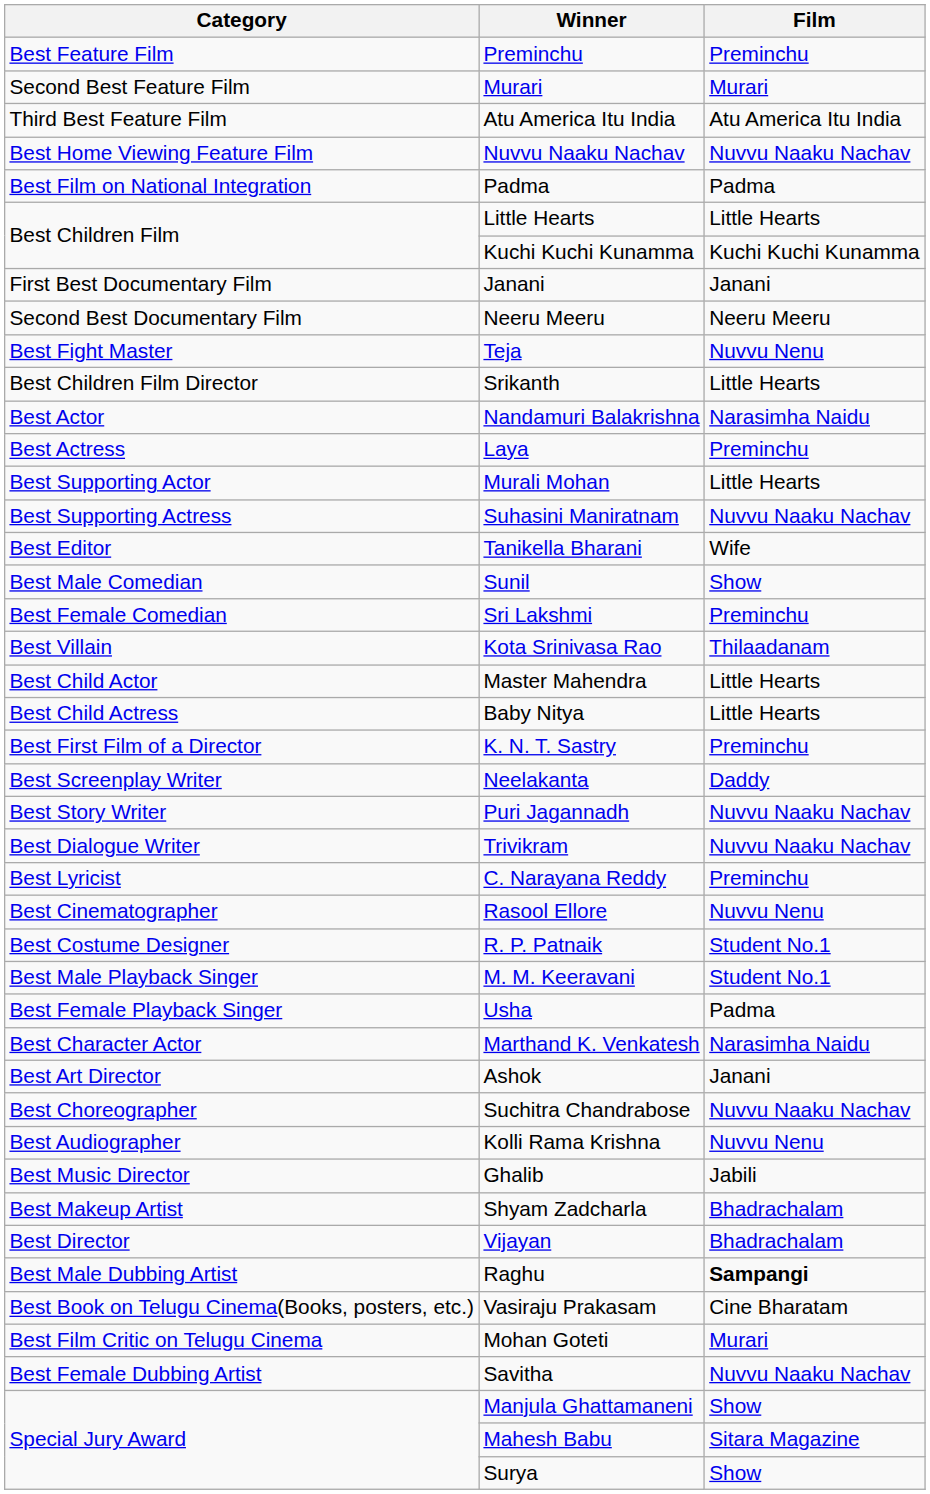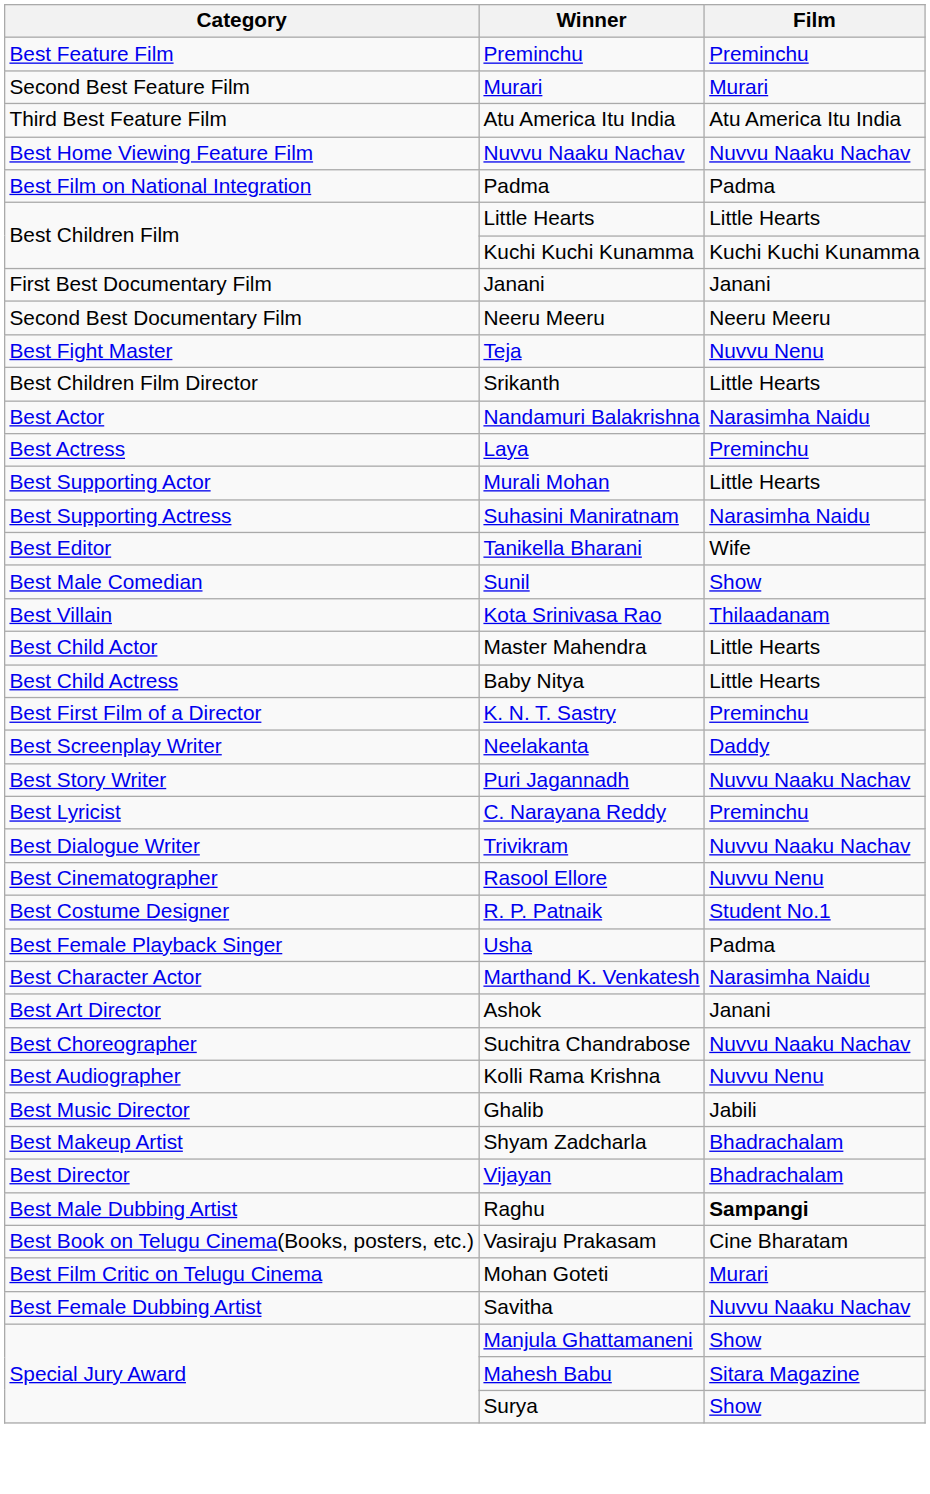(810, 515) Nuvvu Naaku Nachav -> (790, 515) Narasimha Naidu
- row: (538, 614)
rows swapped: (526, 845) <-> (575, 878)
- row: (559, 977)
